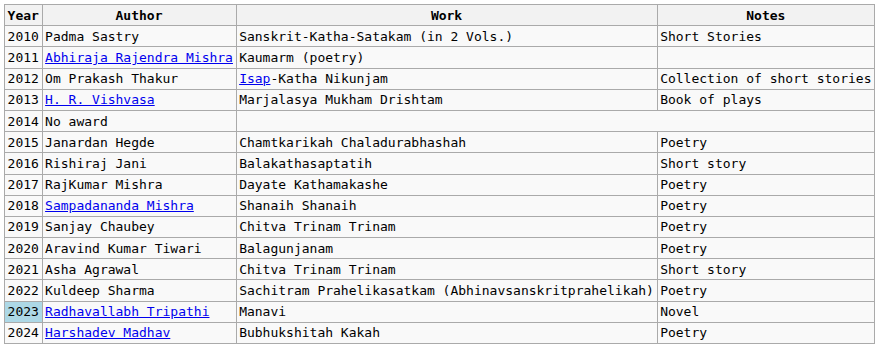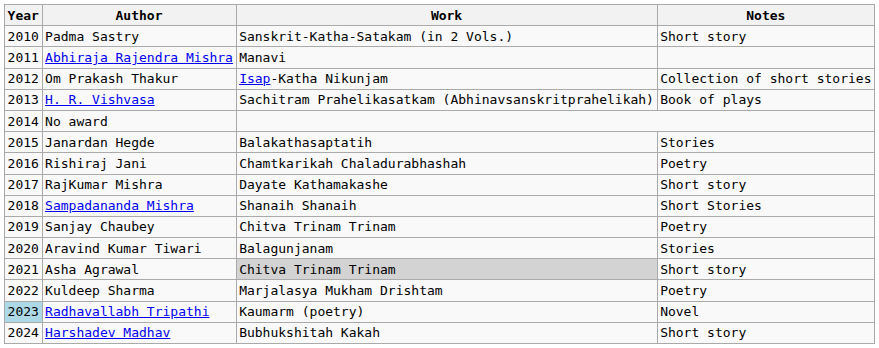(711, 36) Short Stories -> (703, 36) Short story
(302, 57) Kaumarm (poetry) -> (263, 57) Manavi
(341, 100) Marjalasya Mukham Drishtam -> (447, 100) Sachitram Prahelikasatkam (Abhinavsanskritprahelikah)
(353, 142) Chamtkarikah Chaladurabhashah -> (306, 142) Balakathasaptatih
(684, 142) Poetry -> (688, 142) Stories
(306, 163) Balakathasaptatih -> (353, 163) Chamtkarikah Chaladurabhashah
(703, 163) Short story -> (684, 163) Poetry
(684, 185) Poetry -> (703, 185) Short story
(684, 206) Poetry -> (711, 206) Short Stories
(684, 248) Poetry -> (688, 248) Stories
(317, 269) no background -> (317, 269) lightgrey background
(447, 291) Sachitram Prahelikasatkam (Abhinavsanskritprahelikah) -> (341, 291) Marjalasya Mukham Drishtam
(263, 312) Manavi -> (302, 312) Kaumarm (poetry)
(684, 333) Poetry -> (703, 333) Short story
